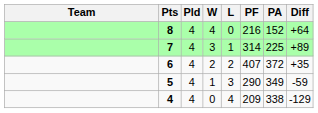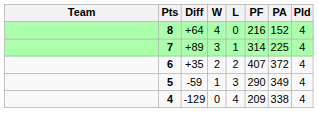columns swapped: (192, 13) <-> (300, 13)
